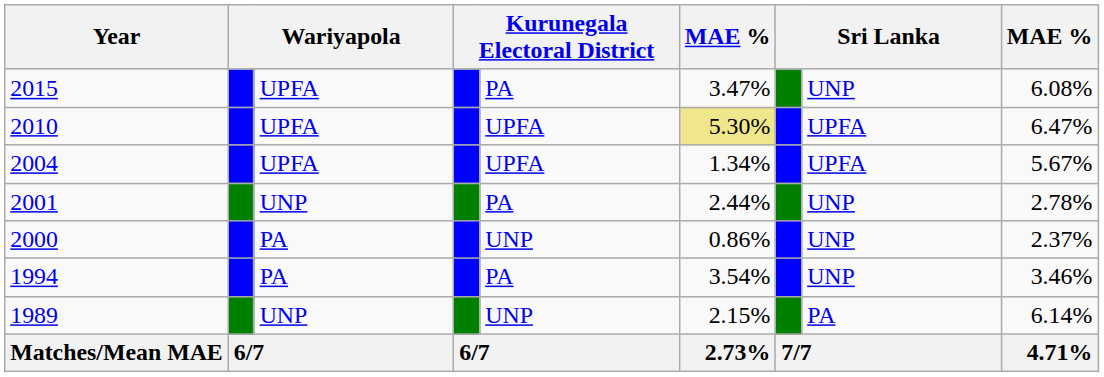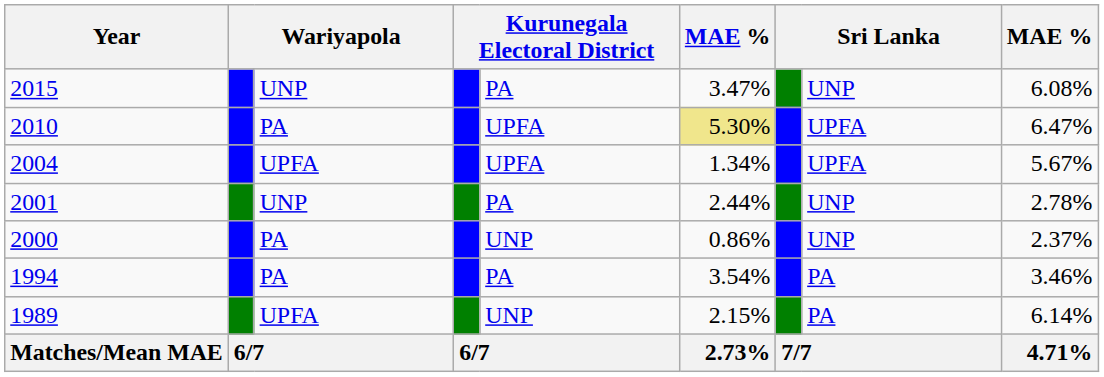(289, 88) UPFA -> (284, 88) UNP
(289, 125) UPFA -> (274, 125) PA
(831, 277) UNP -> (821, 277) PA
(284, 314) UNP -> (289, 314) UPFA
